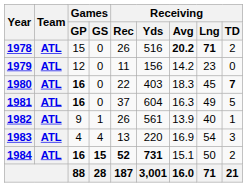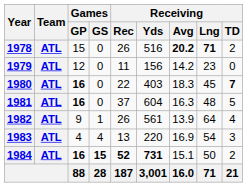(209, 102) 49 -> (209, 102) 48
(209, 119) 40 -> (209, 119) 64
(232, 119) 1 -> (232, 119) 4
